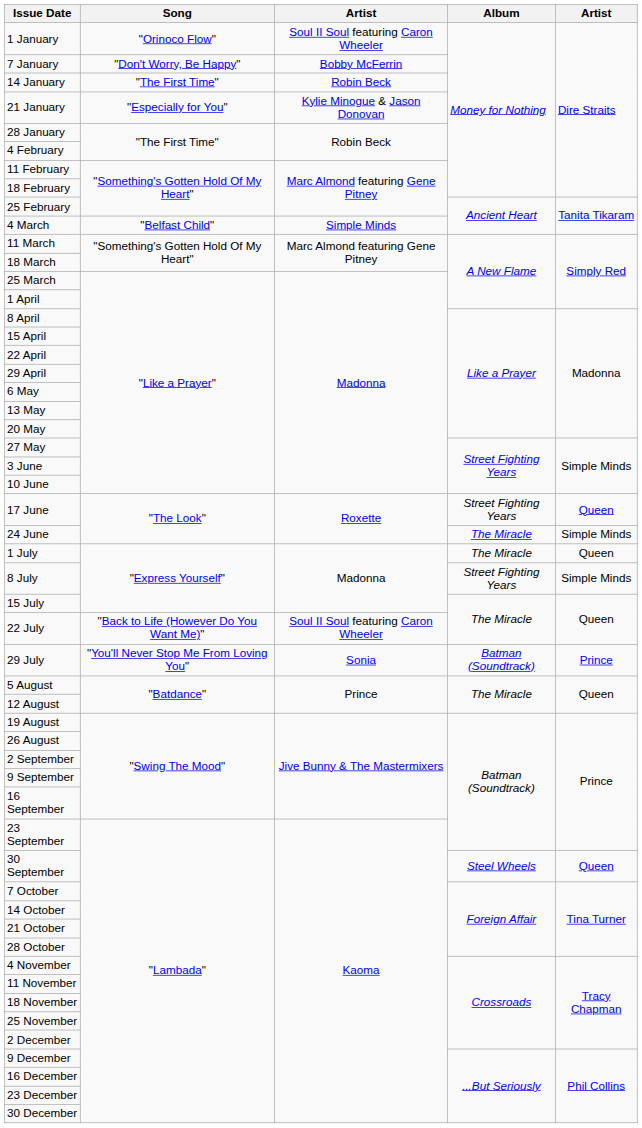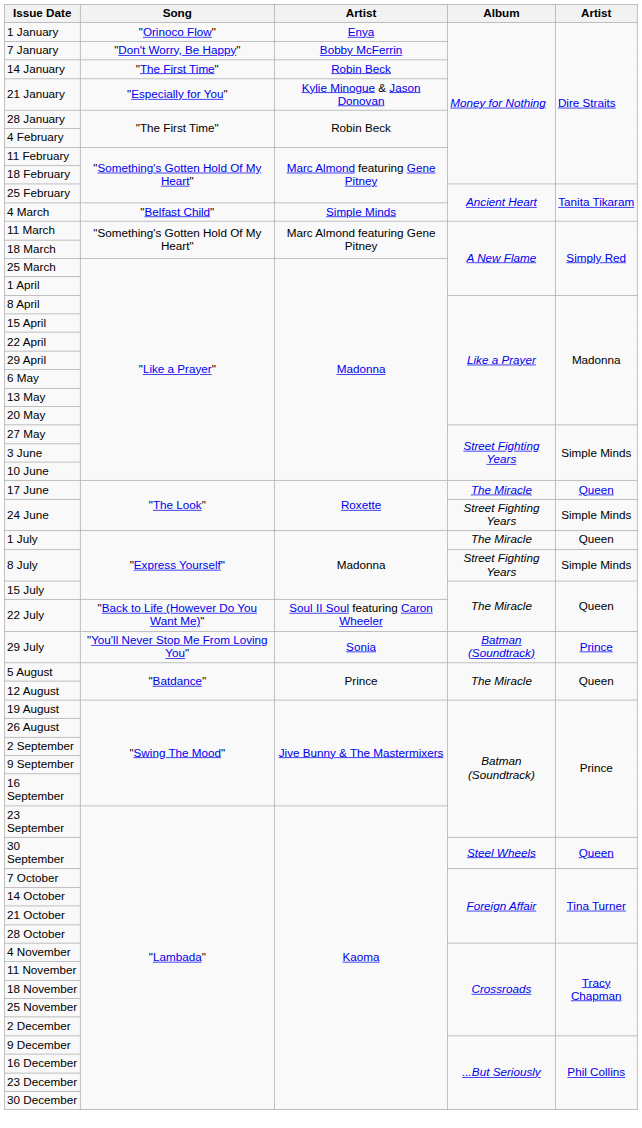(361, 38) Soul II Soul featuring Caron Wheeler -> (361, 32) Enya
(501, 509) Street Fighting Years -> (501, 489) The Miracle
(501, 534) The Miracle -> (501, 515) Street Fighting Years
